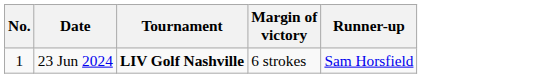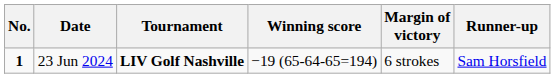+ column: (314, 26)
(19, 60) normal -> (19, 60) bold
